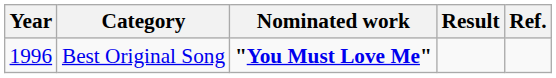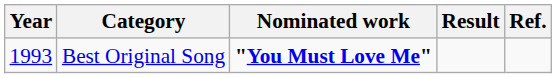(31, 55) 1996 -> (31, 55) 1993
